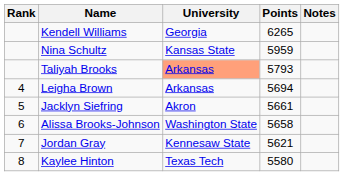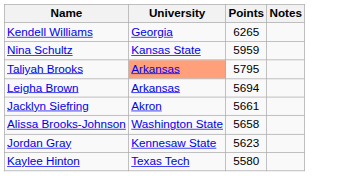- column: (21, 13)
(280, 69) 5793 -> (246, 69) 5795
(280, 143) 5621 -> (246, 143) 5623
